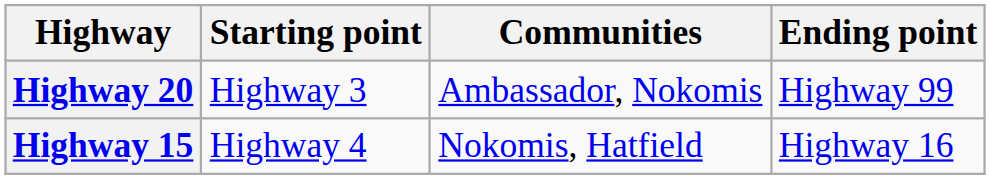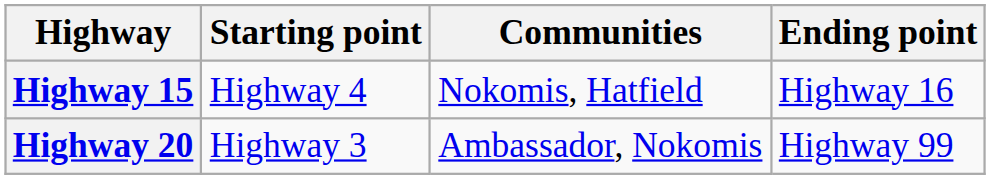rows swapped: (103, 145) <-> (103, 88)
